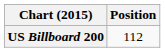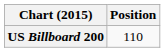(133, 36) 112 -> (133, 36) 110
